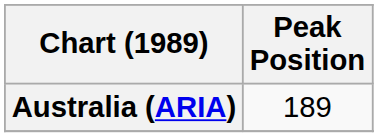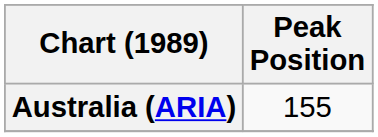(307, 107) 189 -> (307, 107) 155
